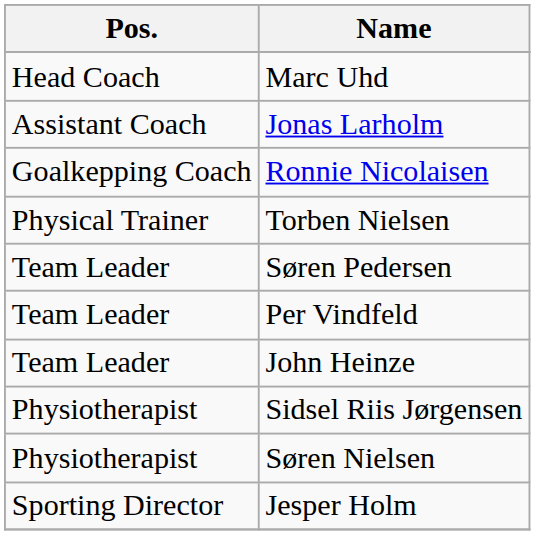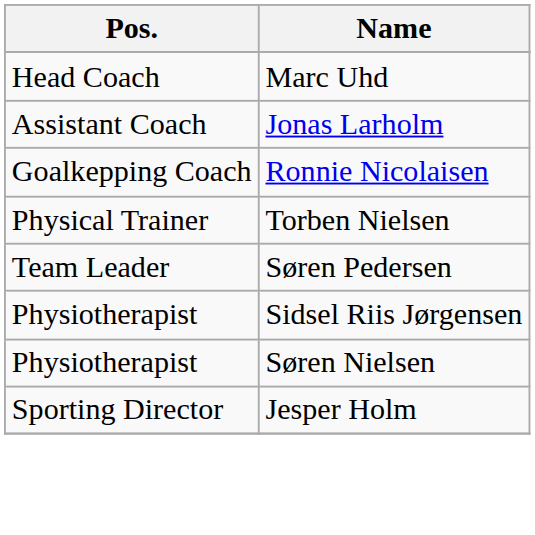- row: (342, 314)
- row: (340, 362)
